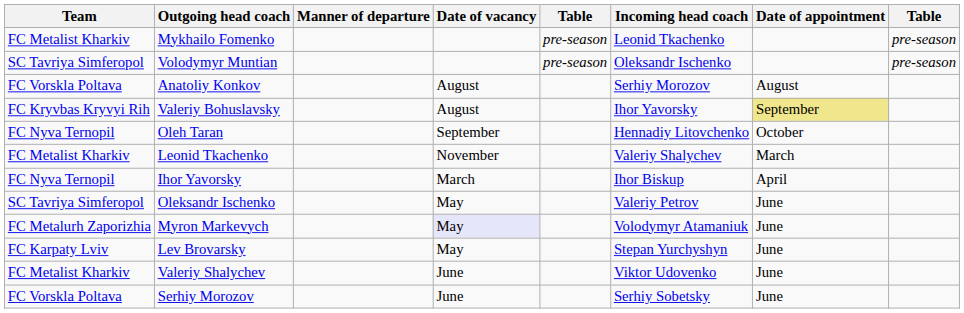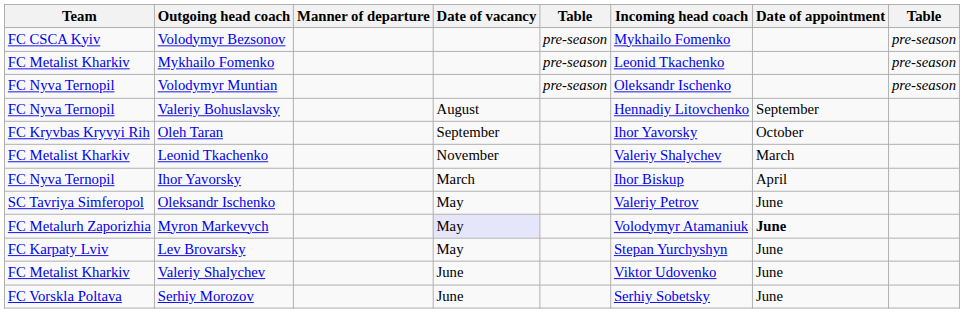+ row: (222, 39)
(76, 62) SC Tavriya Simferopol -> (61, 86) FC Nyva Ternopil
- row: (209, 86)
(79, 109) FC Kryvbas Kryvyi Rih -> (61, 109) FC Nyva Ternopil
(656, 109) Ihor Yavorsky -> (682, 109) Hennadiy Litovchenko
(787, 109) khaki background -> (787, 109) no background
(61, 132) FC Nyva Ternopil -> (79, 132) FC Kryvbas Kryvyi Rih
(682, 132) Hennadiy Litovchenko -> (656, 132) Ihor Yavorsky
(769, 226) normal -> (771, 226) bold
